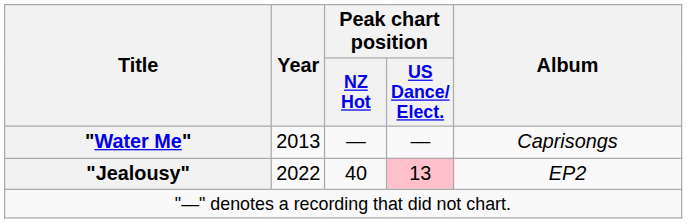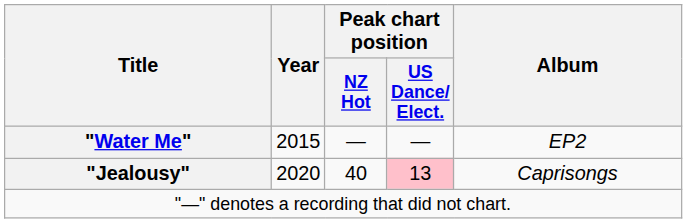(298, 141) 2013 -> (298, 141) 2015
(567, 141) Caprisongs -> (567, 141) EP2
(298, 173) 2022 -> (298, 173) 2020
(567, 173) EP2 -> (567, 173) Caprisongs
